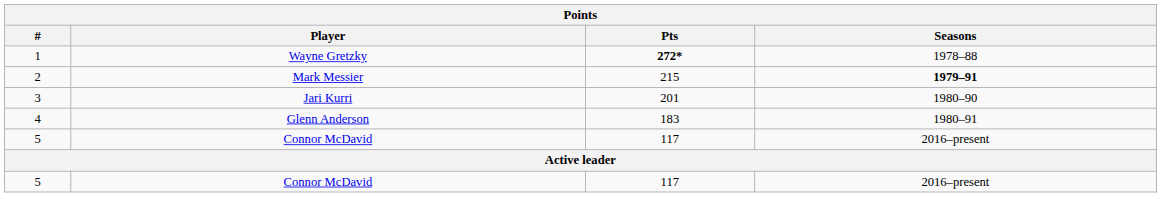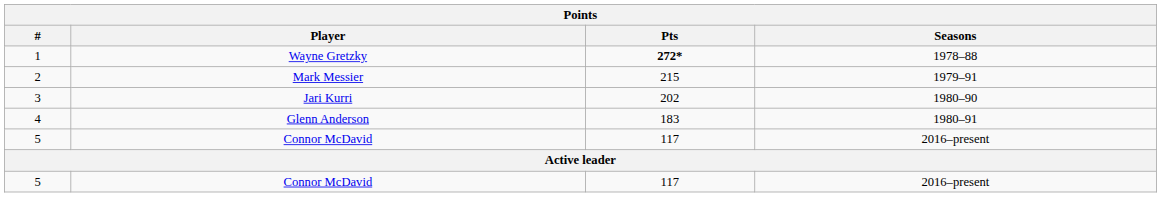(955, 77) bold -> (955, 77) normal
(670, 98) 201 -> (670, 98) 202
